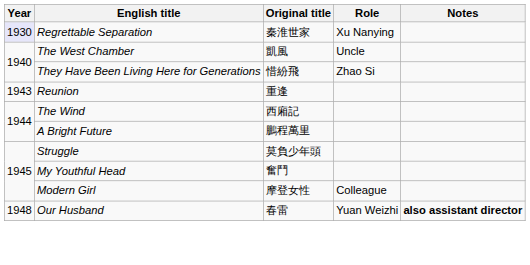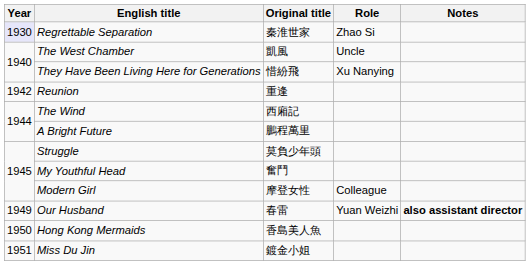(365, 32) Xu Nanying -> (355, 32) Zhao Si
(355, 71) Zhao Si -> (365, 71) Xu Nanying
(19, 91) 1943 -> (19, 91) 1942
(19, 210) 1948 -> (19, 210) 1949
+ row: (91, 230)
+ row: (66, 250)
